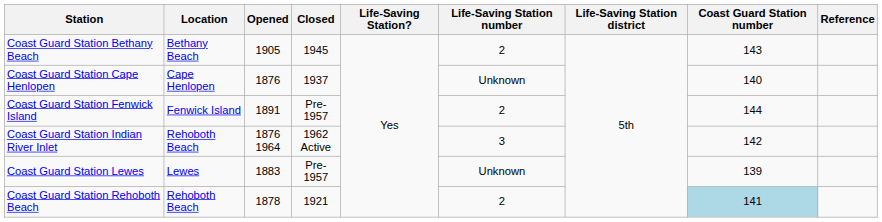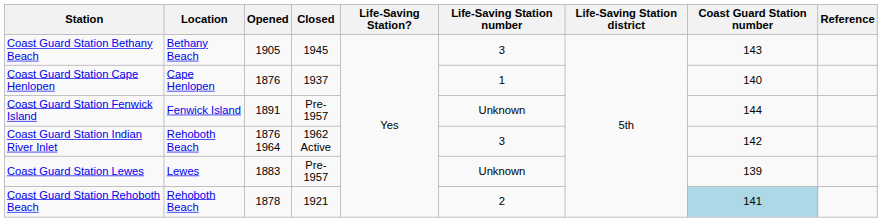(502, 50) 2 -> (502, 50) 3
(502, 80) Unknown -> (502, 80) 1
(502, 110) 2 -> (502, 110) Unknown
